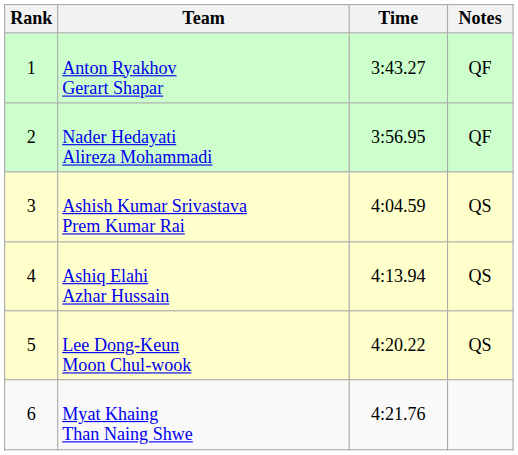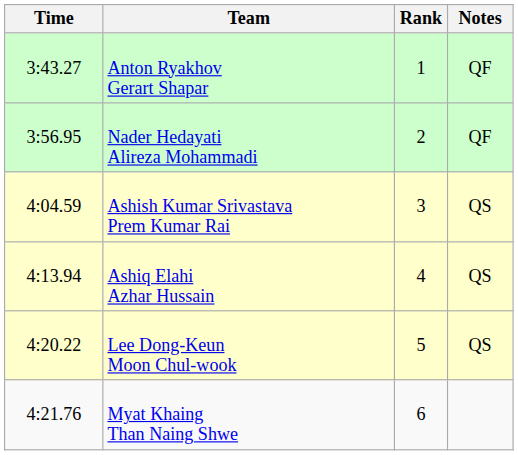columns swapped: (31, 18) <-> (398, 18)
